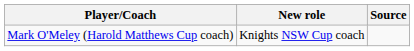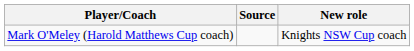columns swapped: (302, 15) <-> (388, 15)
